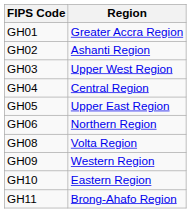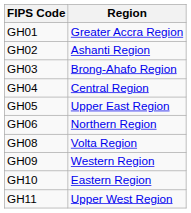(122, 69) Upper West Region -> (124, 69) Brong-Ahafo Region
(124, 198) Brong-Ahafo Region -> (122, 198) Upper West Region
